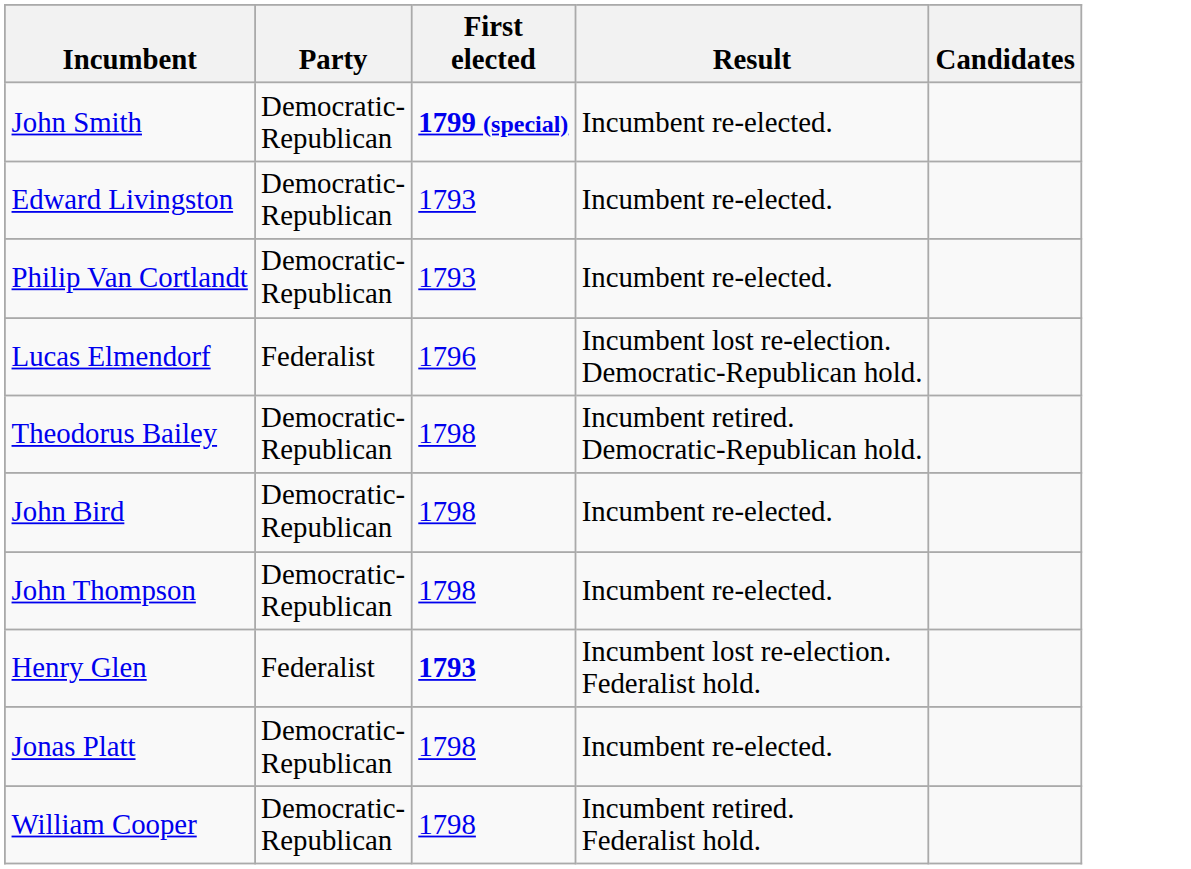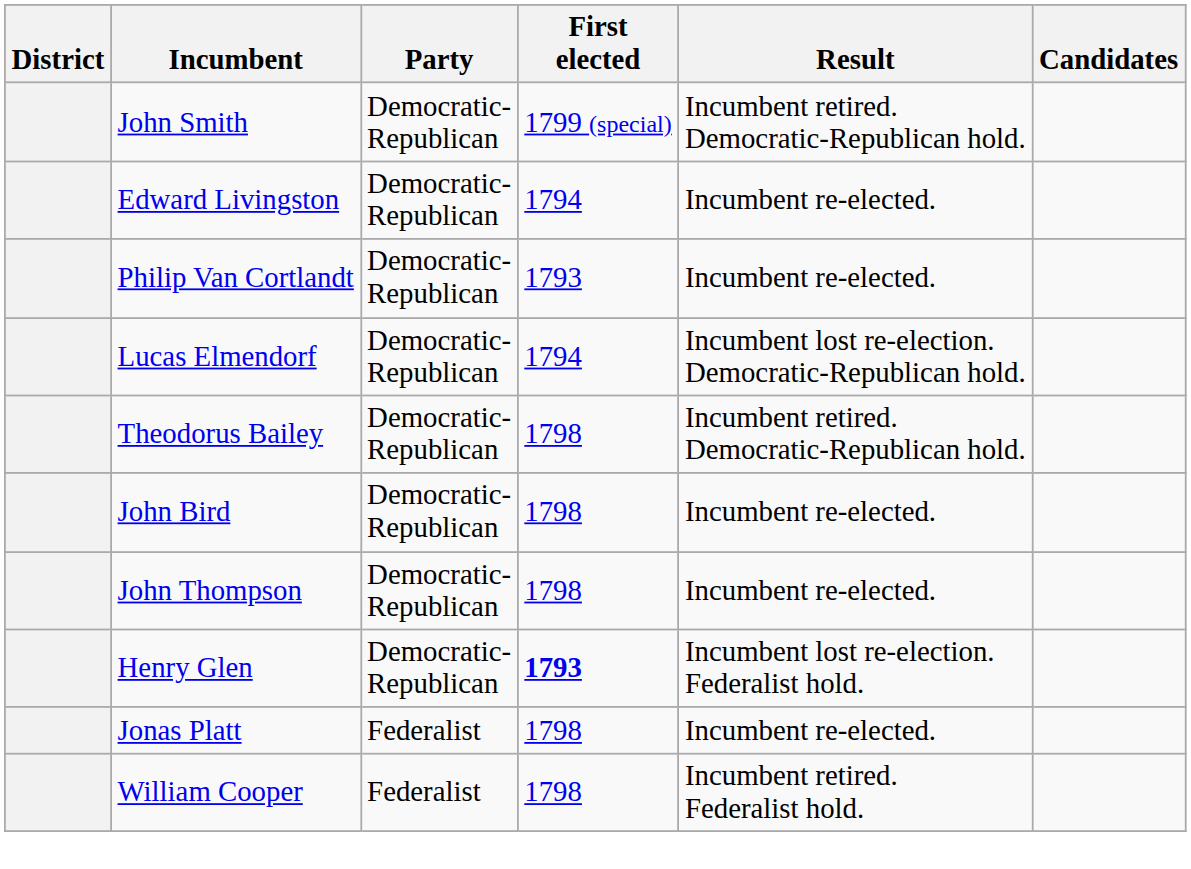+ column: (58, 59)
(493, 121) bold -> (598, 121) normal
(707, 121) Incumbent re-elected. -> (855, 121) Incumbent retired. Democratic-Republican hold.
(447, 199) 1793 -> (553, 199) 1794
(318, 355) Federalist -> (439, 355) Democratic- Republican
(447, 355) 1796 -> (553, 355) 1794
(318, 668) Federalist -> (439, 668) Democratic- Republican
(333, 746) Democratic- Republican -> (424, 730) Federalist
(333, 824) Democratic- Republican -> (424, 791) Federalist
